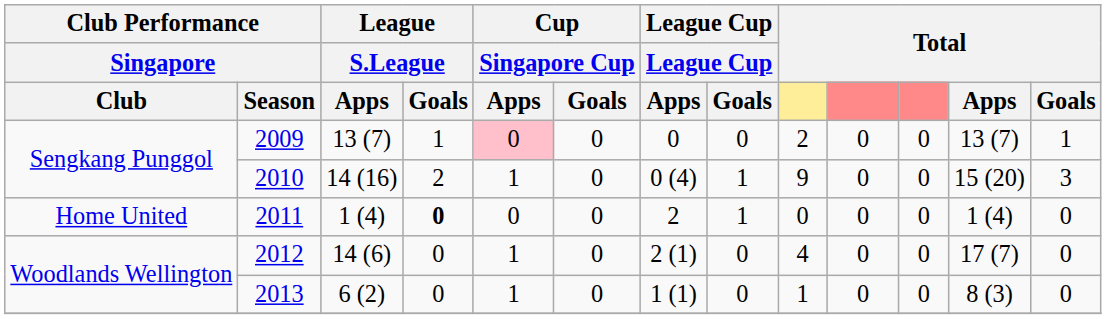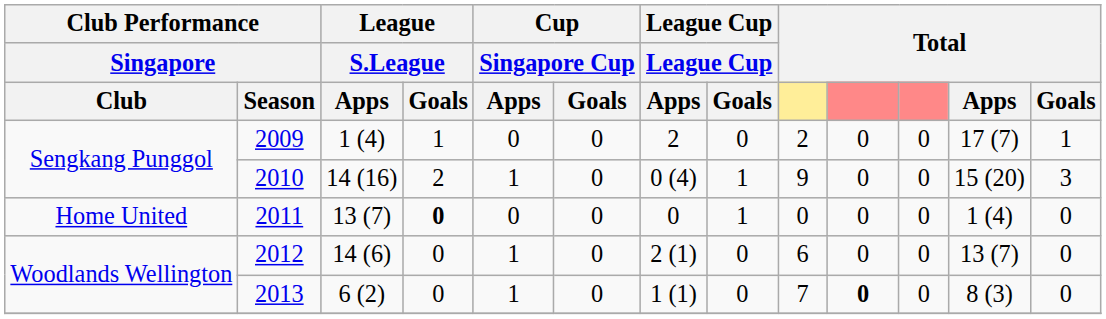(362, 139) 13 (7) -> (362, 139) 1 (4)
(514, 139) pink background -> (514, 139) no background
(673, 139) 0 -> (673, 139) 2
(989, 139) 13 (7) -> (989, 139) 17 (7)
(362, 216) 1 (4) -> (362, 216) 13 (7)
(673, 216) 2 -> (673, 216) 0
(803, 255) 4 -> (803, 255) 6
(989, 255) 17 (7) -> (989, 255) 13 (7)
(803, 293) 1 -> (803, 293) 7
(863, 293) normal -> (863, 293) bold
